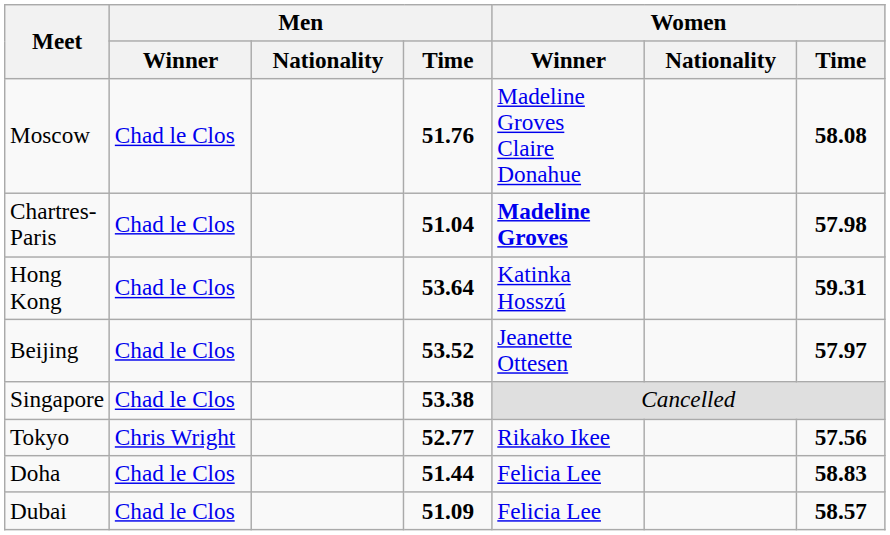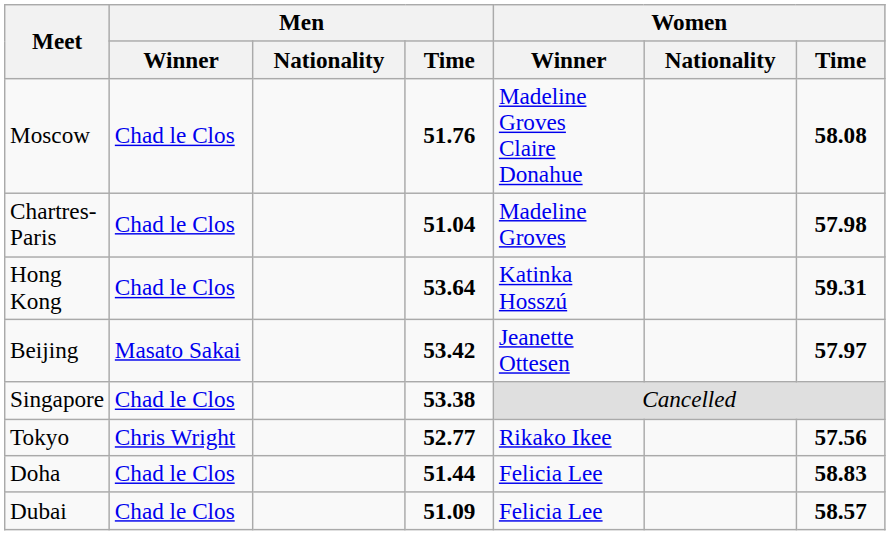(544, 224) bold -> (543, 224) normal
(175, 350) Chad le Clos -> (178, 350) Masato Sakai
(448, 350) 53.52 -> (449, 350) 53.42
